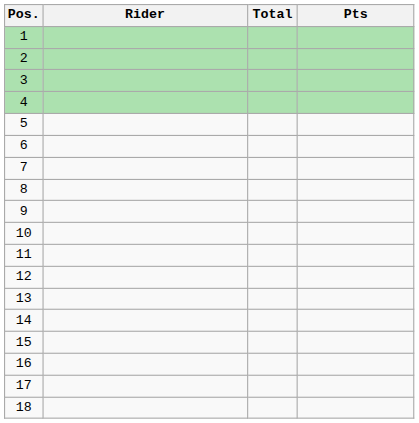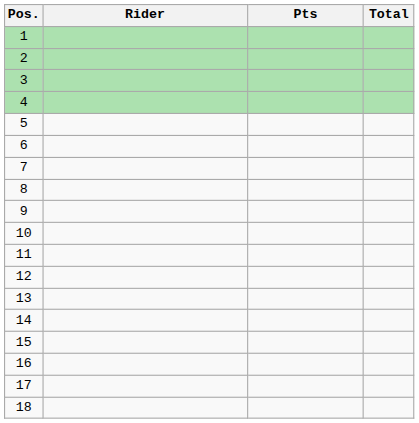columns swapped: (356, 16) <-> (272, 16)
